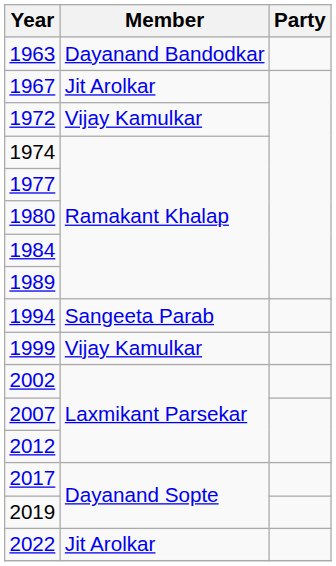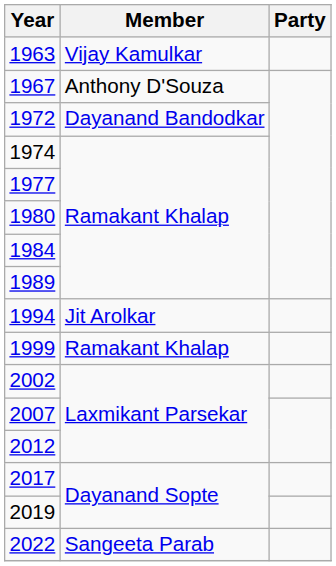(165, 53) Dayanand Bandodkar -> (133, 53) Vijay Kamulkar
(110, 86) Jit Arolkar -> (144, 86) Anthony D'Souza
(133, 119) Vijay Kamulkar -> (165, 119) Dayanand Bandodkar
(139, 315) Sangeeta Parab -> (110, 315) Jit Arolkar
(133, 348) Vijay Kamulkar -> (147, 348) Ramakant Khalap
(110, 544) Jit Arolkar -> (139, 544) Sangeeta Parab
